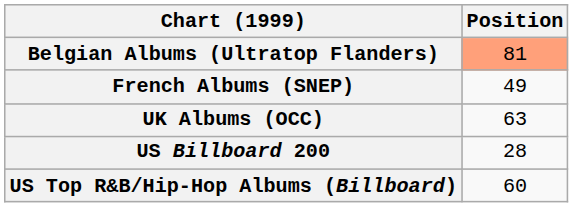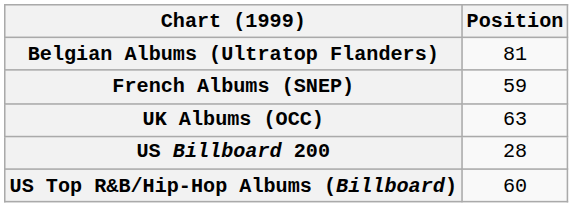(515, 54) lightsalmon background -> (515, 54) no background
(515, 87) 49 -> (515, 87) 59
